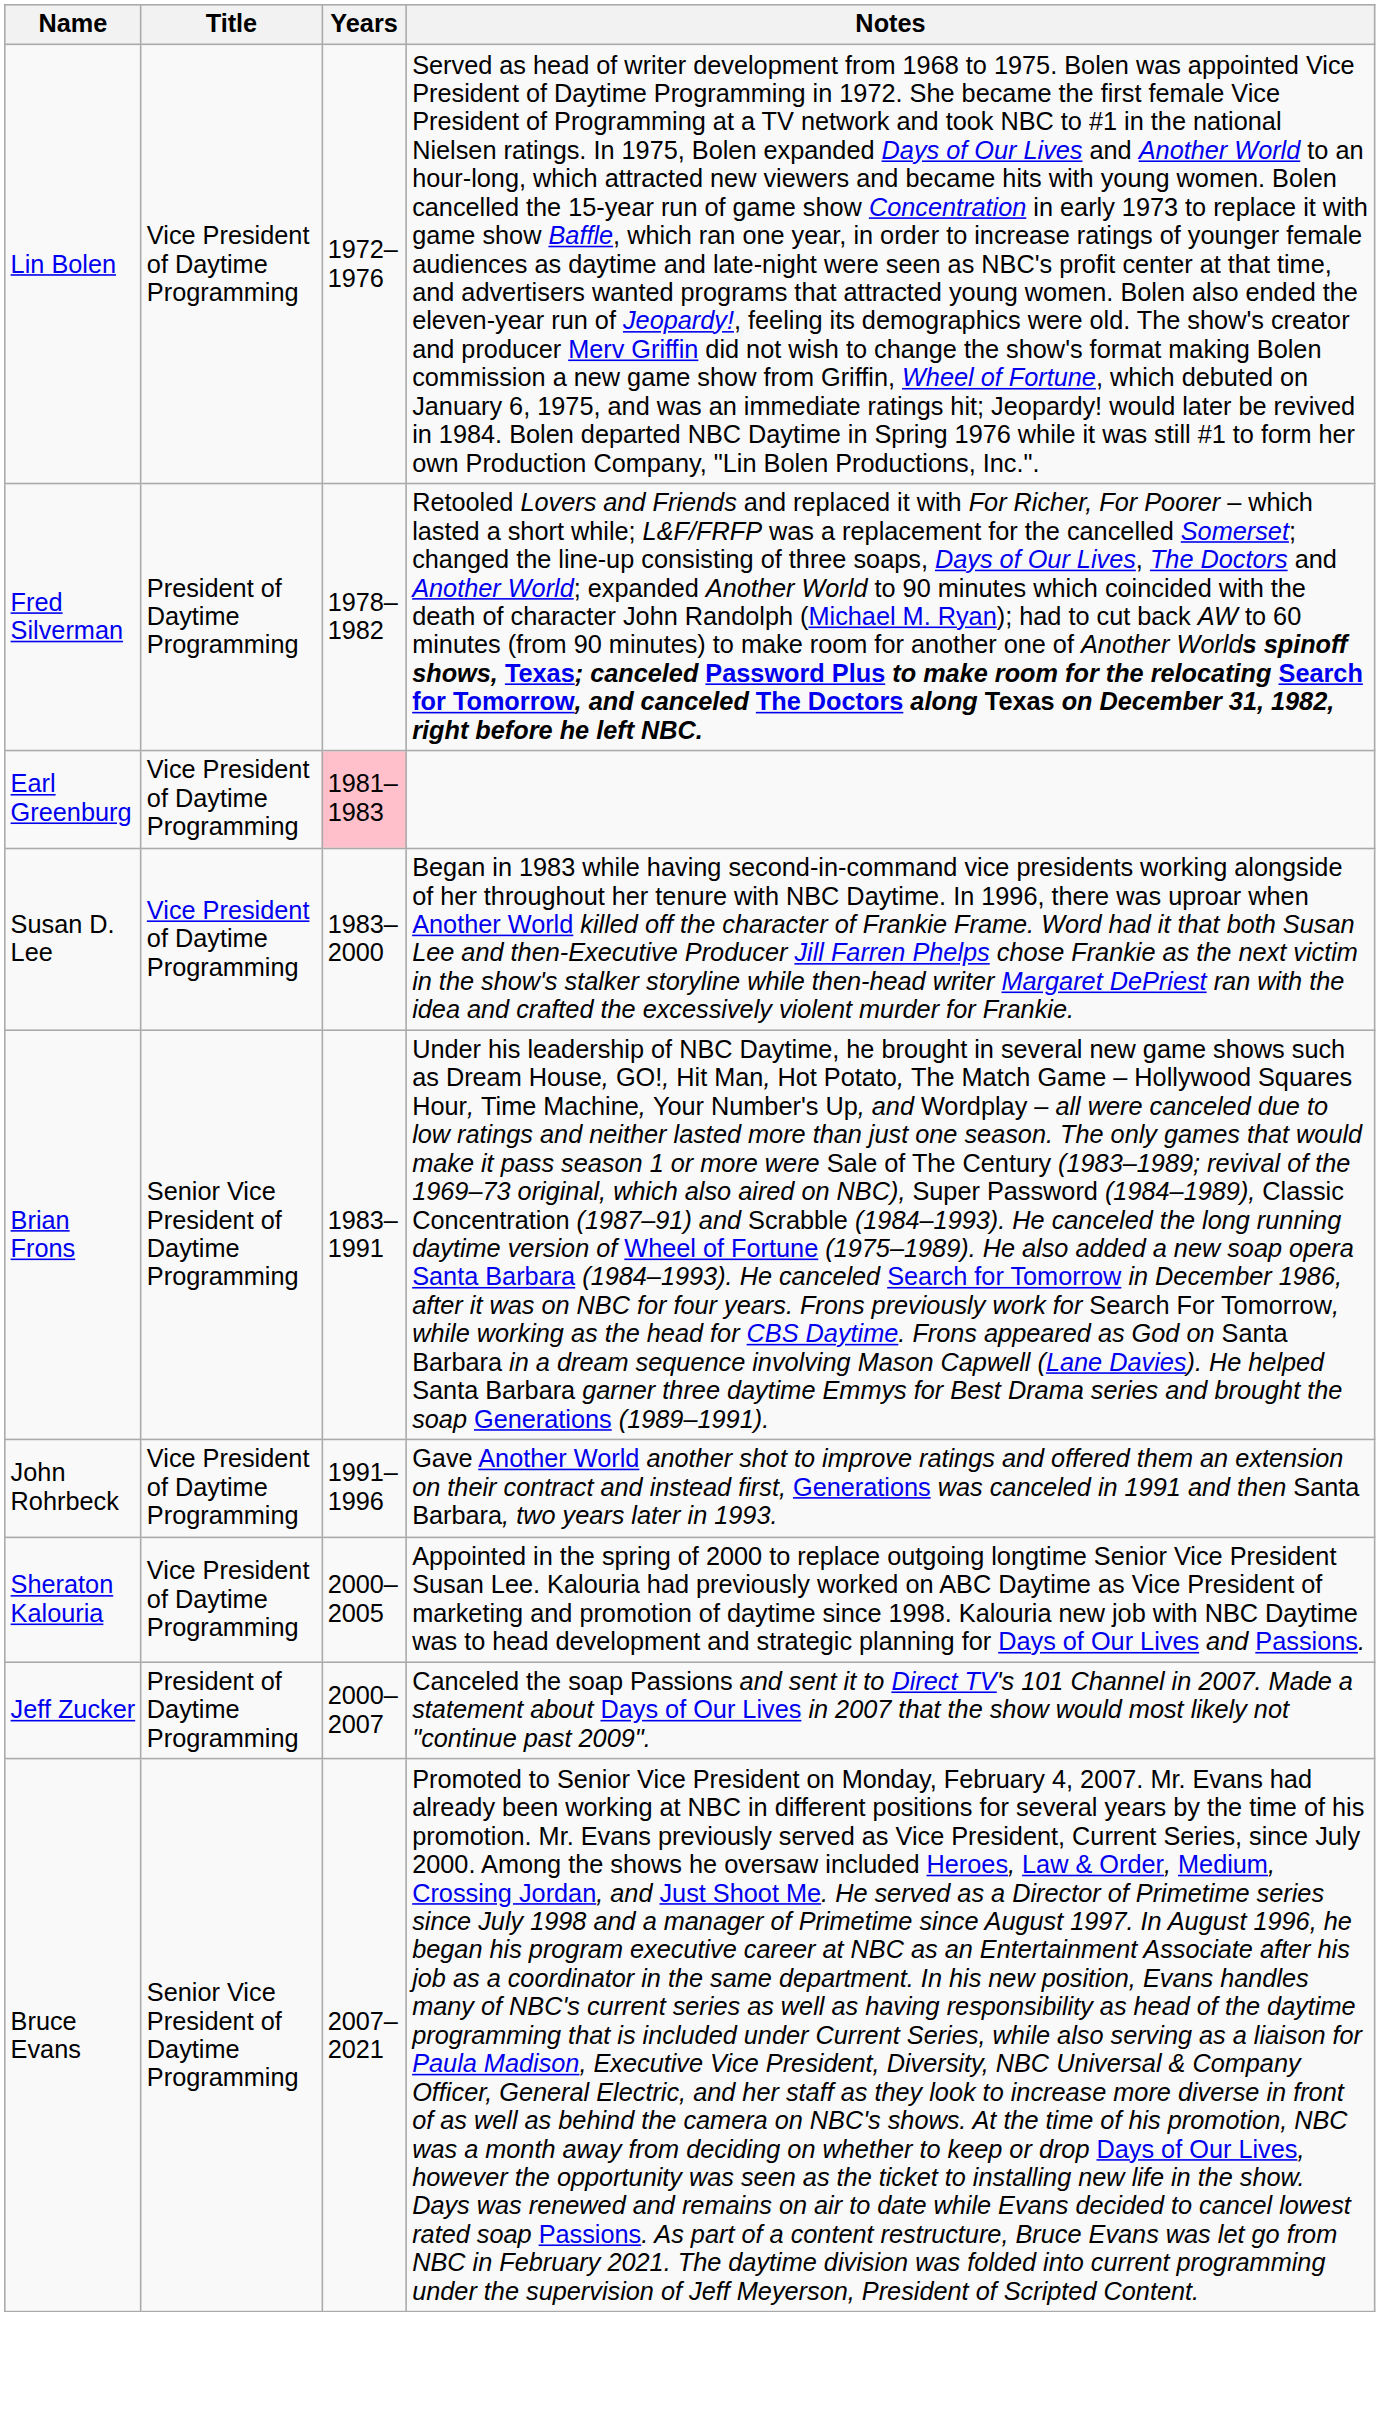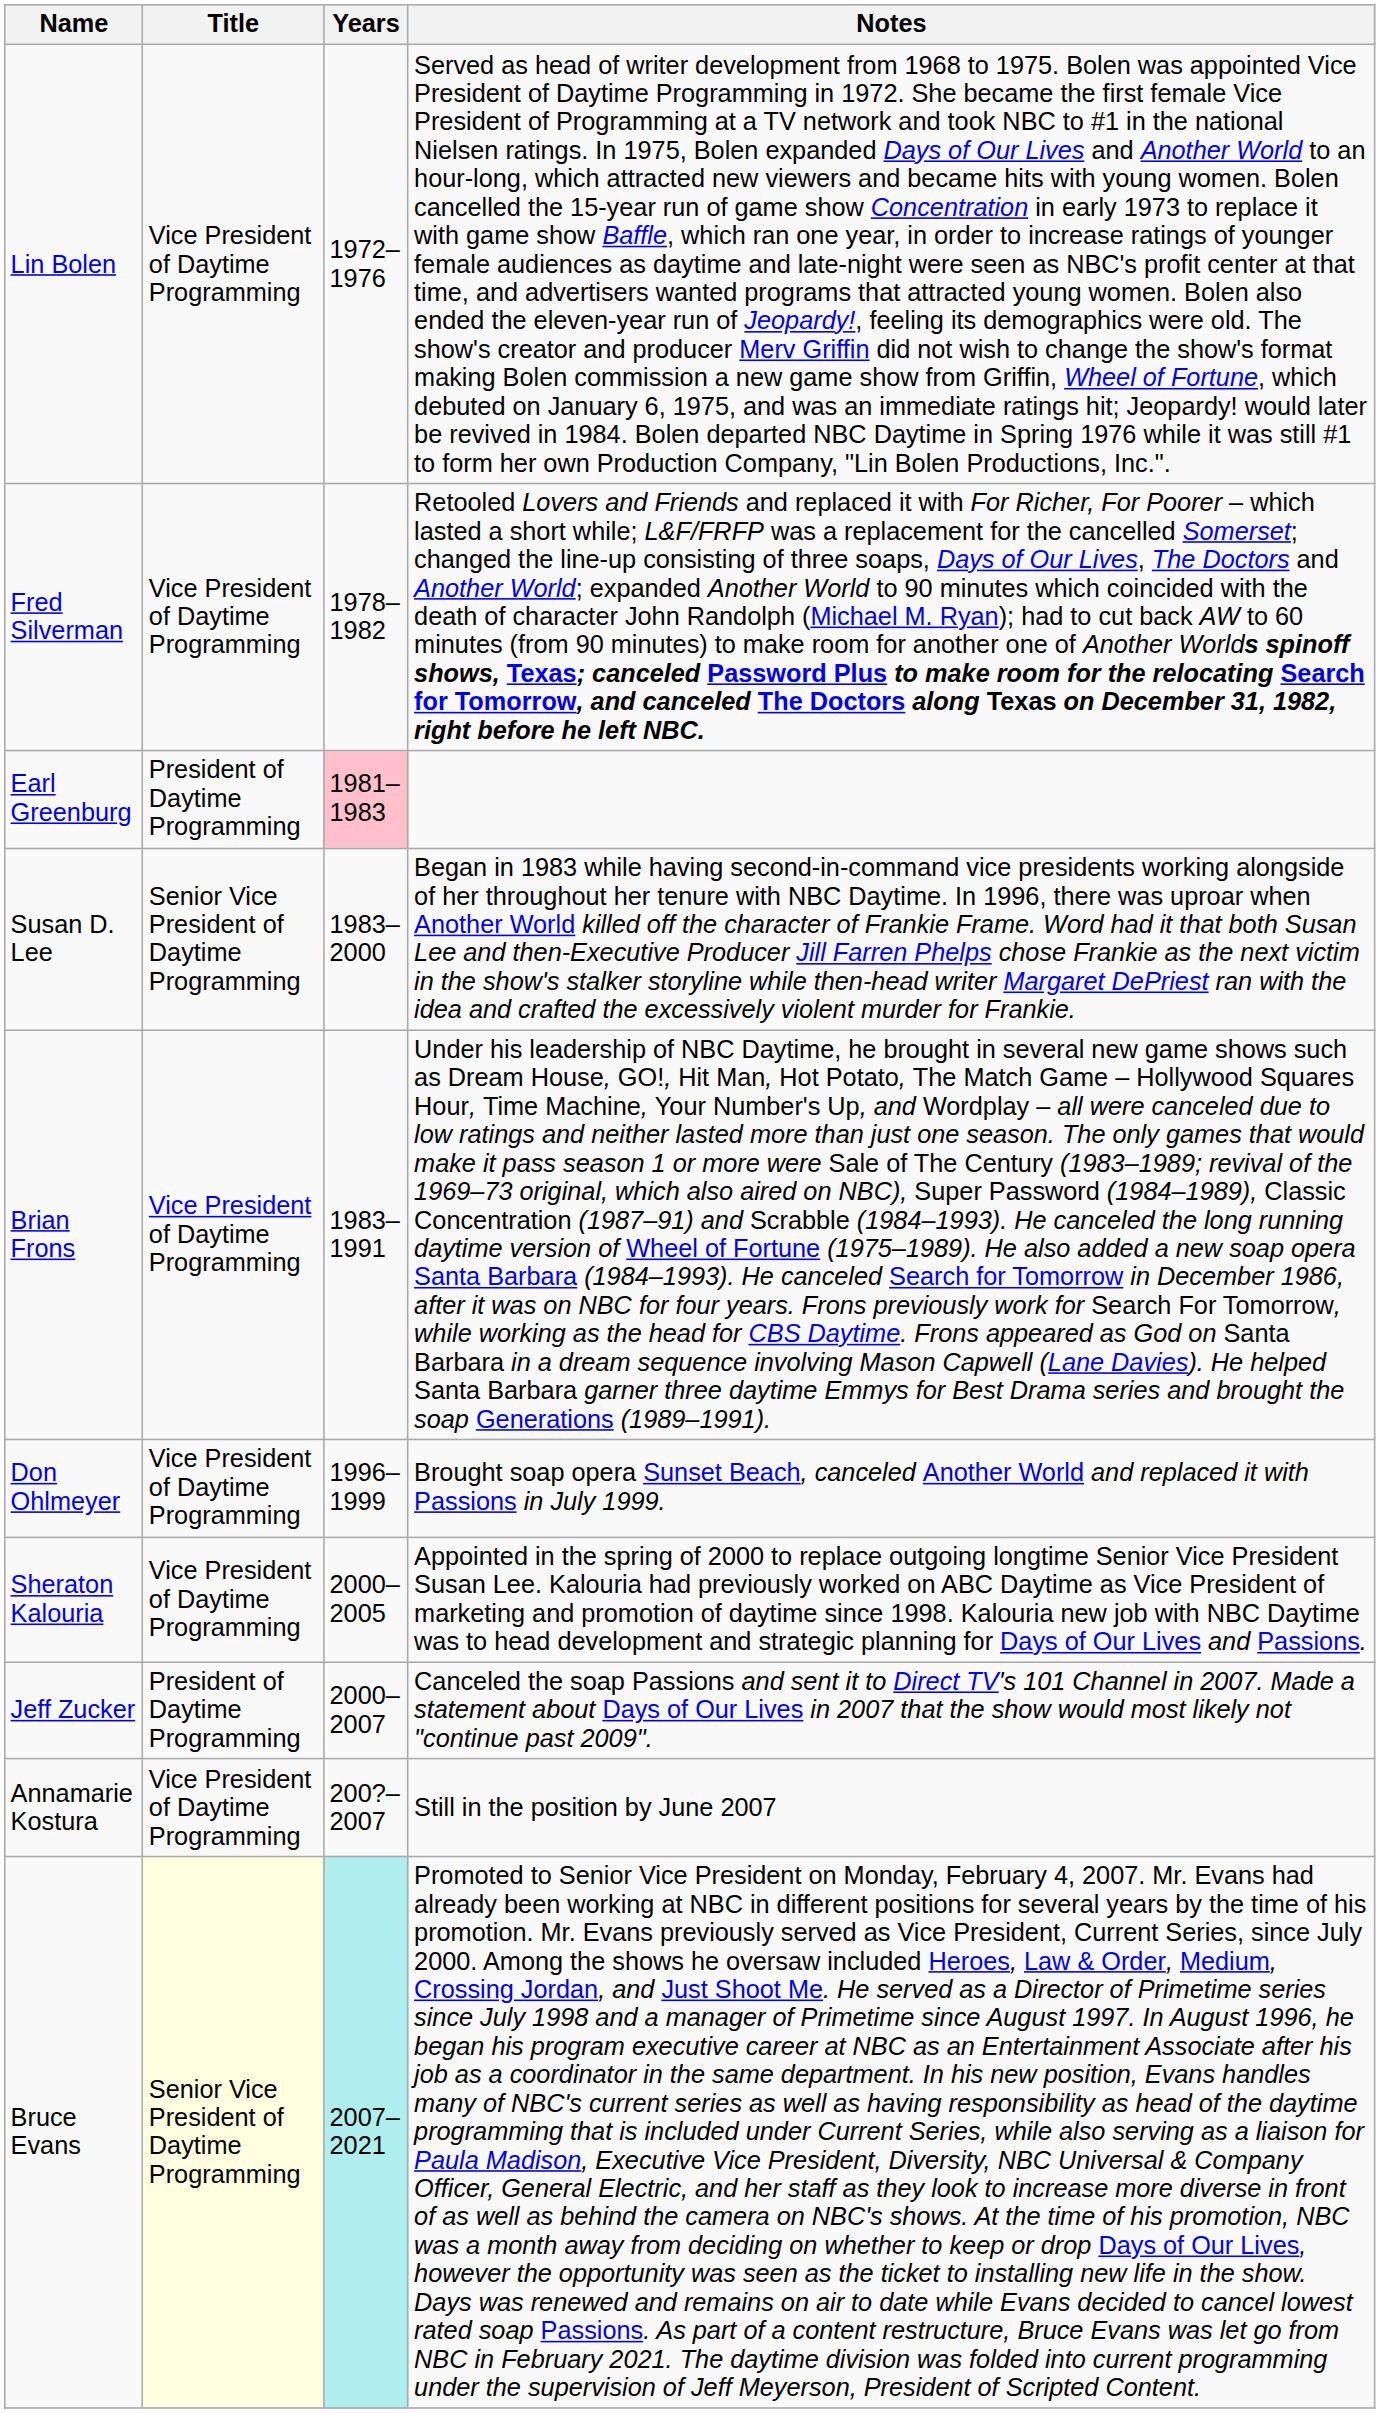(223, 616) President of Daytime Programming -> (230, 616) Vice President of Daytime Programming
(228, 798) Vice President of Daytime Programming -> (225, 798) President of Daytime Programming
(228, 938) Vice President of Daytime Programming -> (225, 938) Senior Vice President of Daytime Programming
(223, 1234) Senior Vice President of Daytime Programming -> (230, 1234) Vice President of Daytime Programming
- row: (65, 1488)
+ row: (65, 1488)
+ row: (72, 1807)
(223, 2034) no background -> (225, 2131) lightyellow background
(363, 2034) no background -> (365, 2131) paleturquoise background
